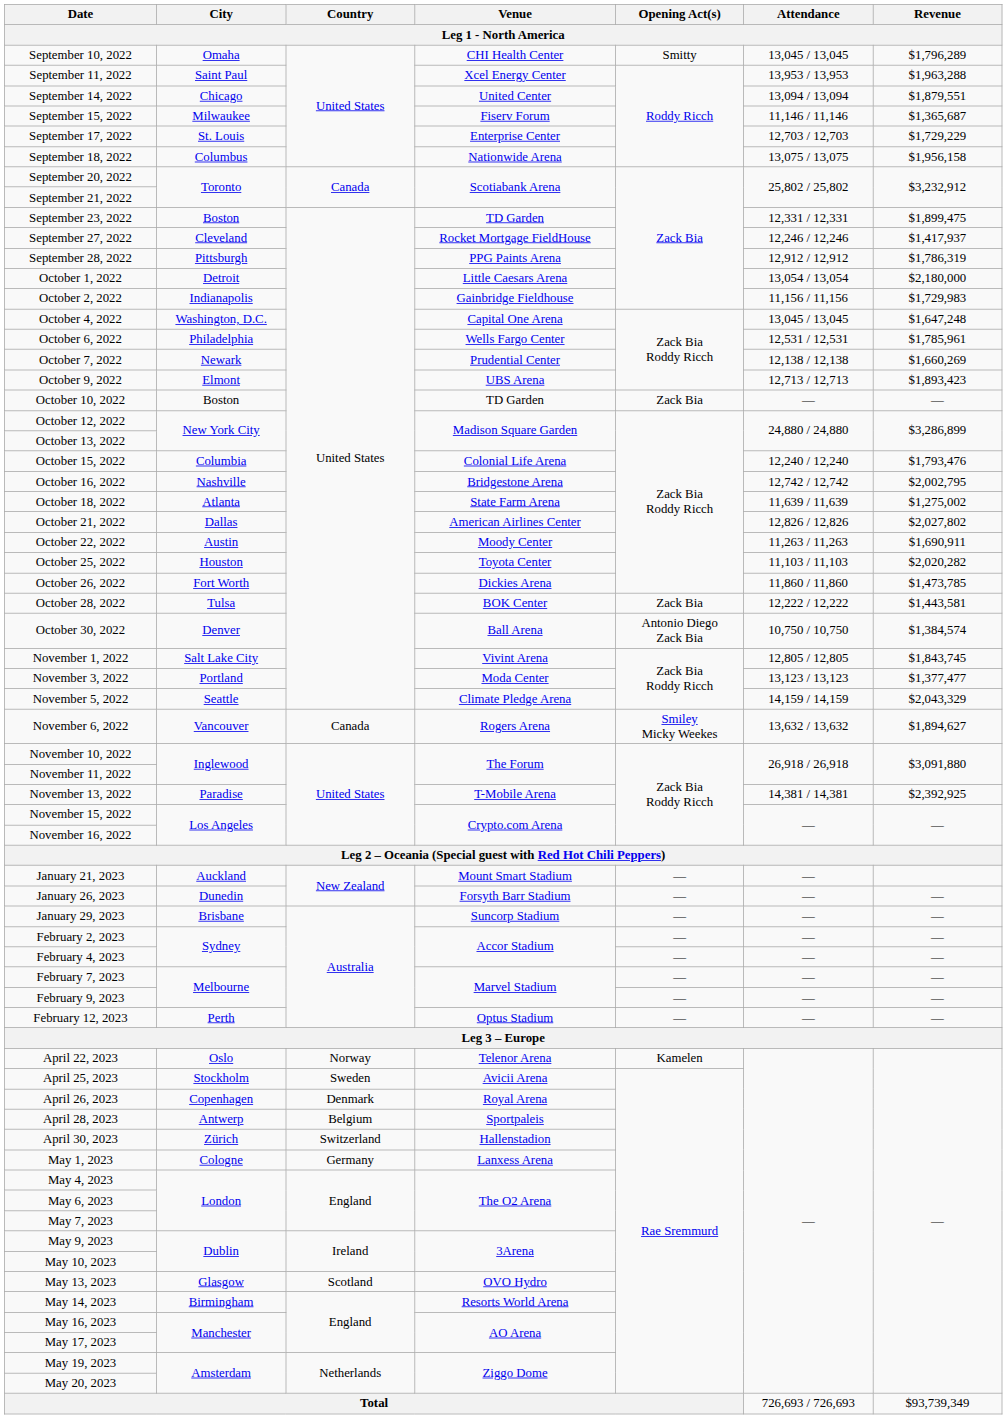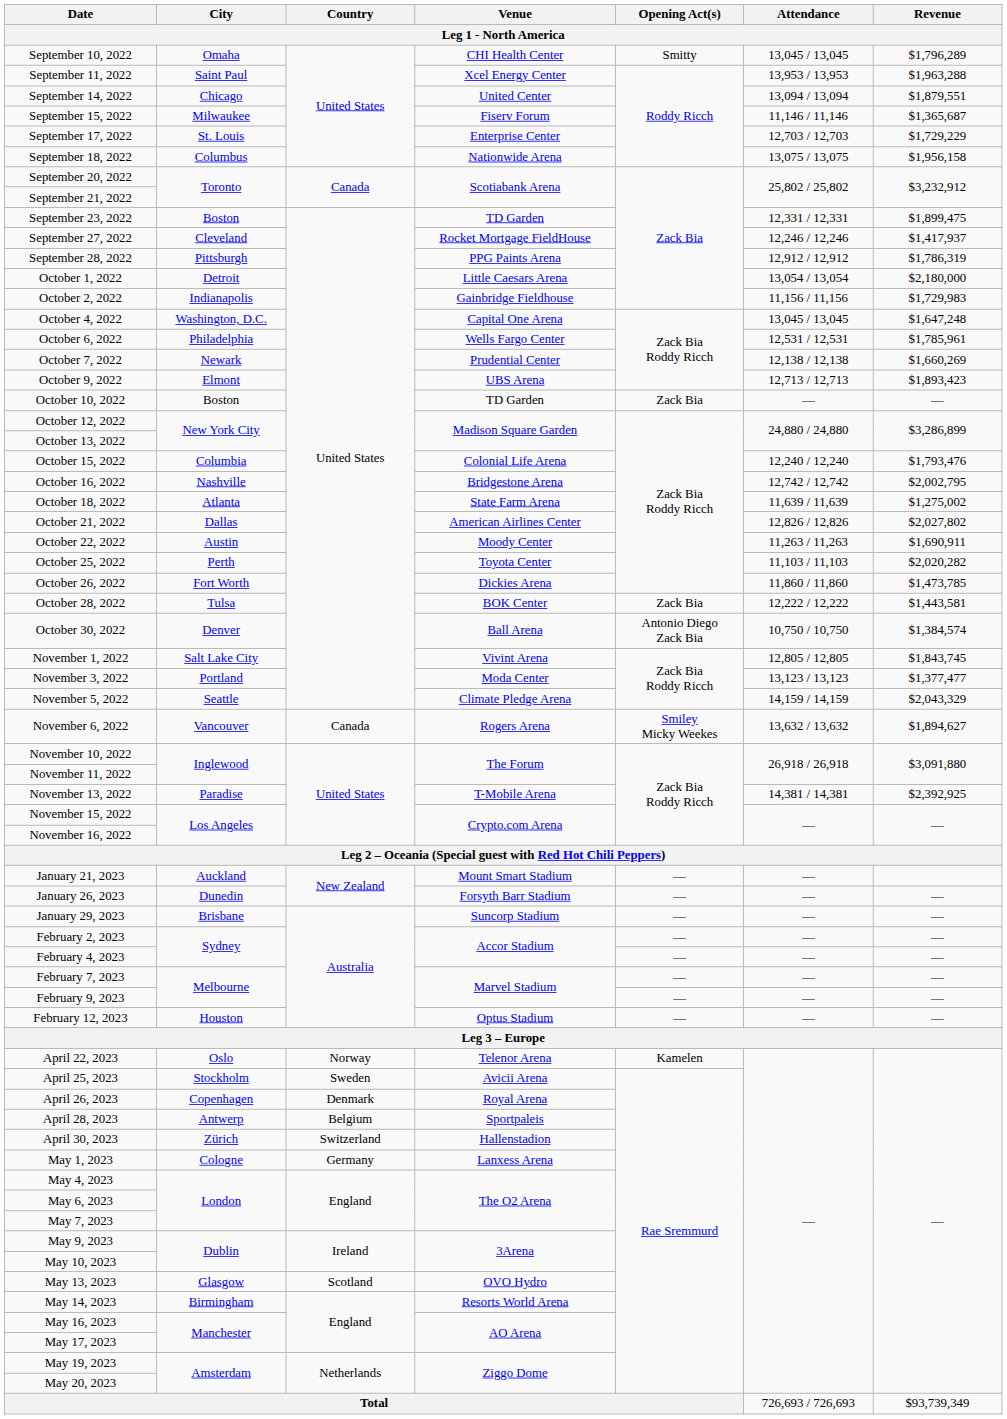(221, 562) Houston -> (221, 562) Perth
(221, 1017) Perth -> (221, 1017) Houston
